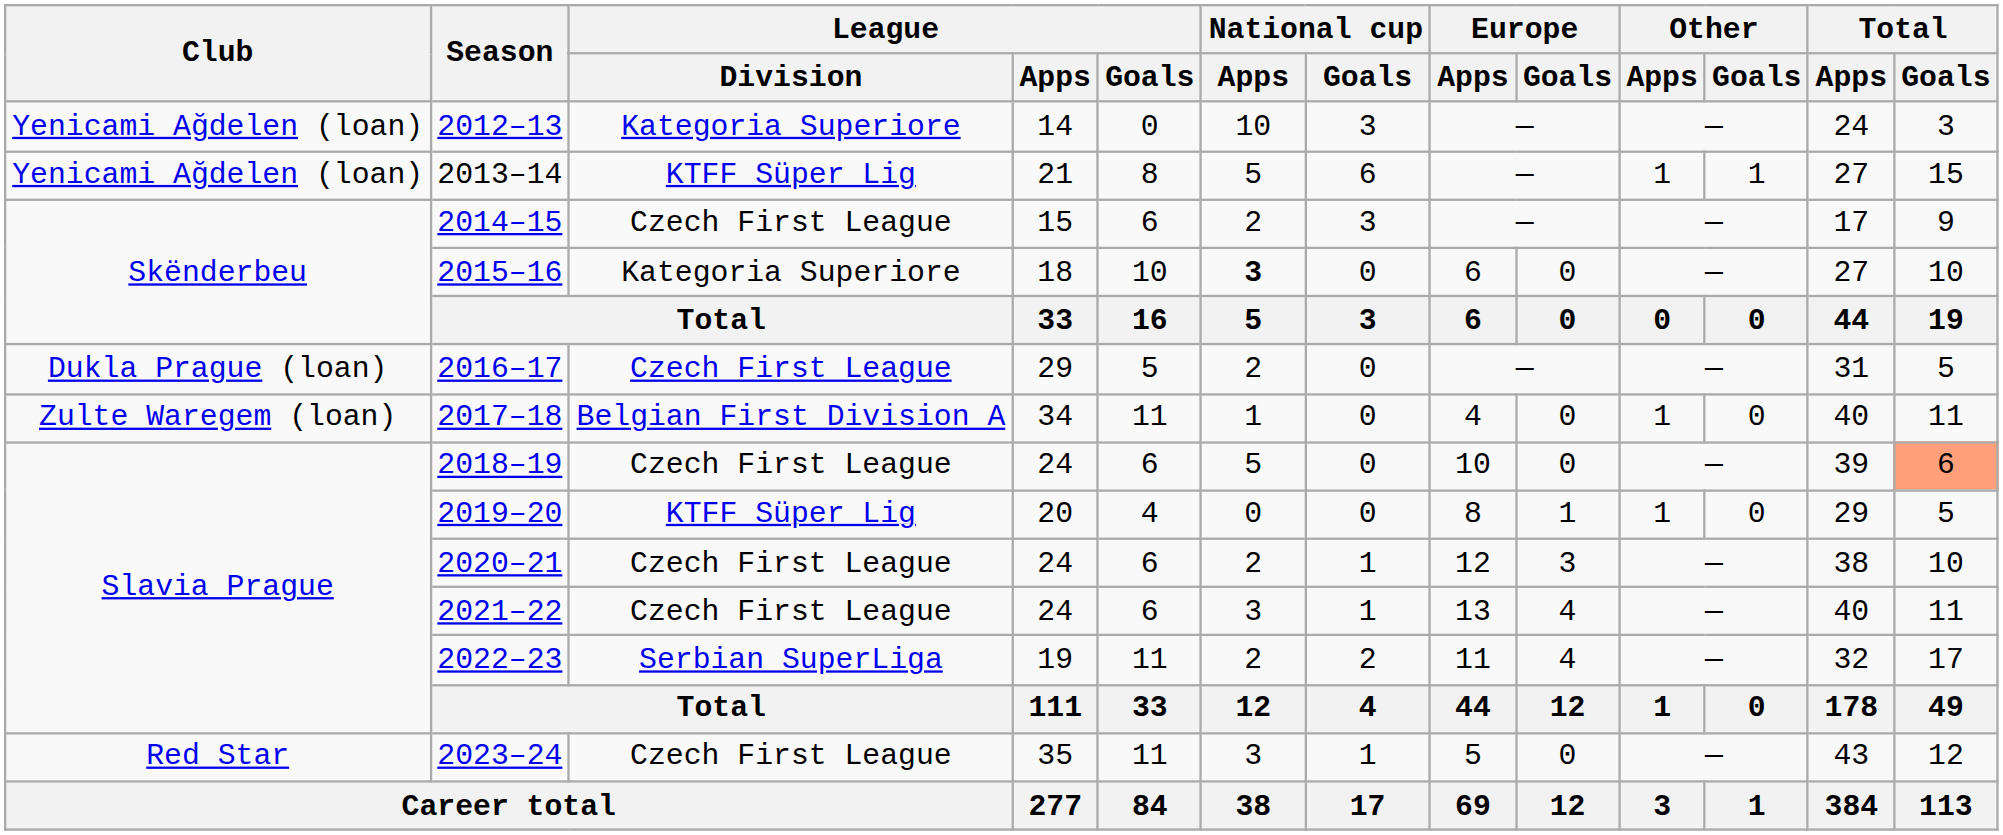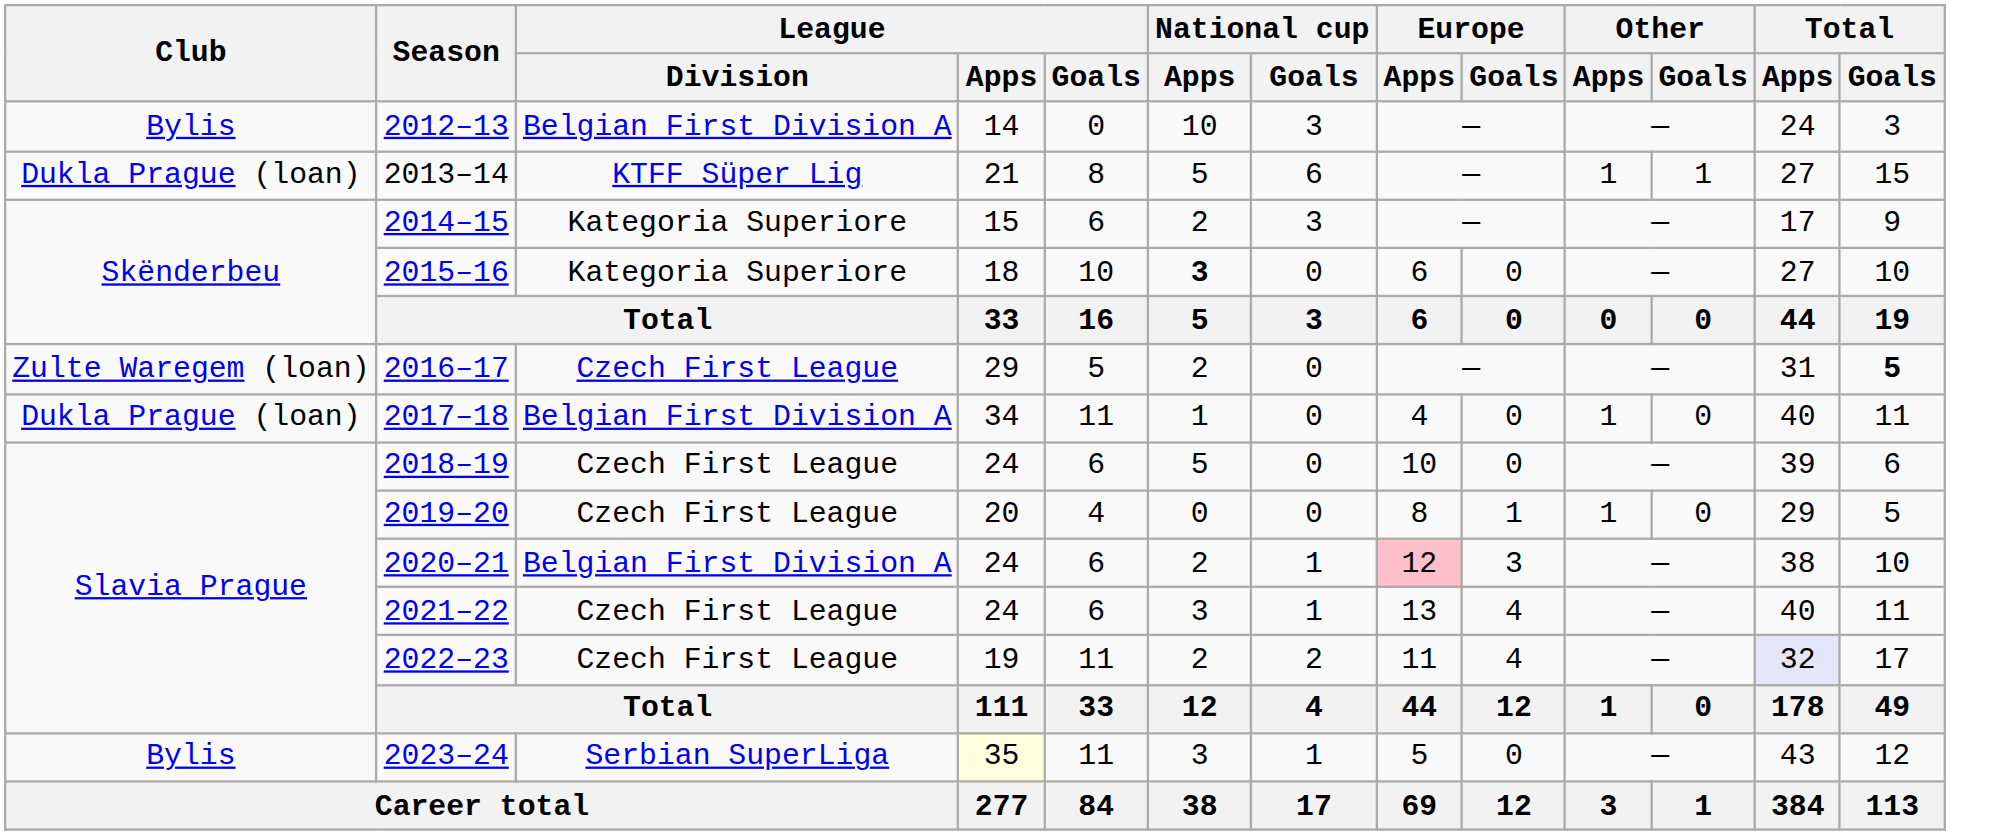(218, 126) Yenicami Ağdelen (loan) -> (191, 126) Bylis
(791, 126) Kategoria Superiore -> (737, 126) Belgian First Division A
(218, 175) Yenicami Ağdelen (loan) -> (191, 175) Dukla Prague (loan)
(791, 223) Czech First League -> (737, 223) Kategoria Superiore
(218, 369) Dukla Prague (loan) -> (191, 369) Zulte Waregem (loan)
(1946, 369) normal -> (1892, 369) bold
(218, 418) Zulte Waregem (loan) -> (191, 418) Dukla Prague (loan)
(1946, 466) lightsalmon background -> (1892, 466) no background
(791, 515) KTFF Süper Lig -> (737, 515) Czech First League
(791, 563) Czech First League -> (737, 563) Belgian First Division A
(1473, 563) no background -> (1419, 563) pink background
(791, 660) Serbian SuperLiga -> (737, 660) Czech First League
(1851, 660) no background -> (1798, 660) lavender background
(218, 757) Red Star -> (191, 757) Bylis
(791, 757) Czech First League -> (737, 757) Serbian SuperLiga
(1055, 757) no background -> (1002, 757) lightyellow background
